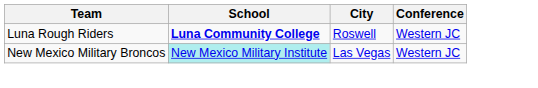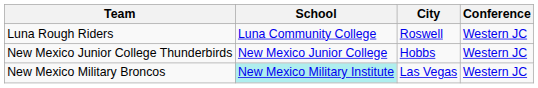(245, 33) bold -> (307, 33) normal
+ row: (120, 53)
